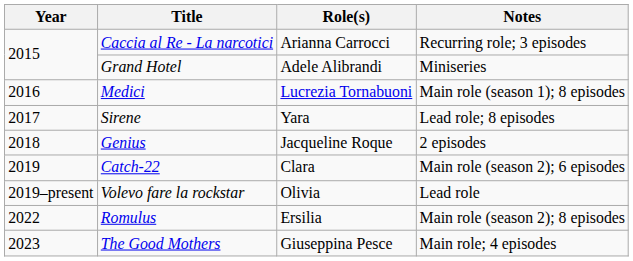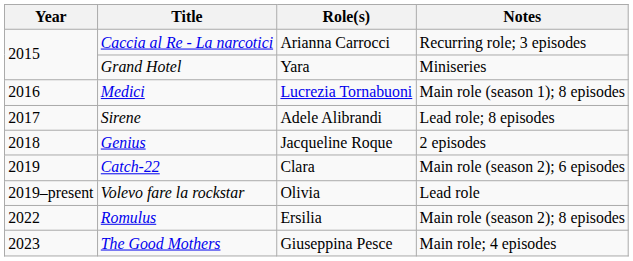(331, 67) Adele Alibrandi -> (295, 67) Yara
(295, 117) Yara -> (331, 117) Adele Alibrandi
